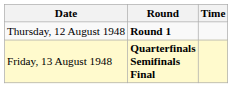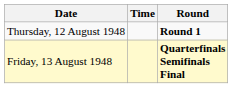columns swapped: (213, 13) <-> (163, 13)
